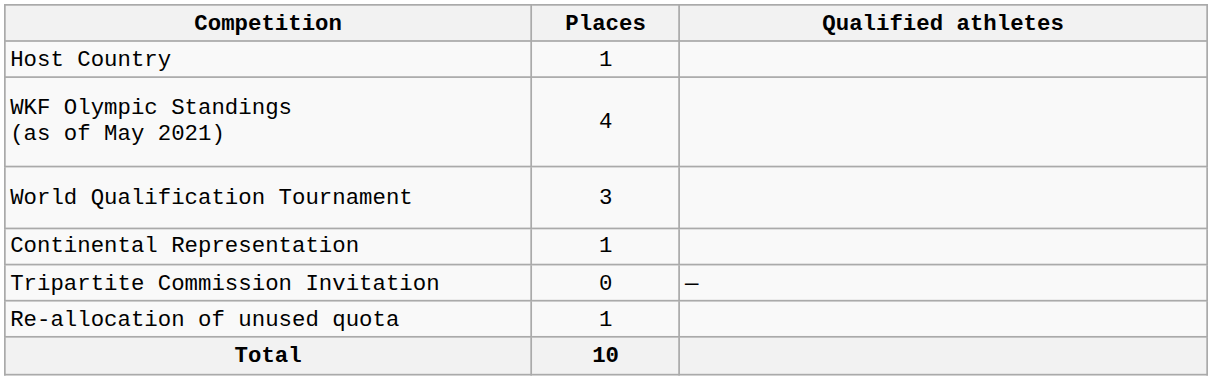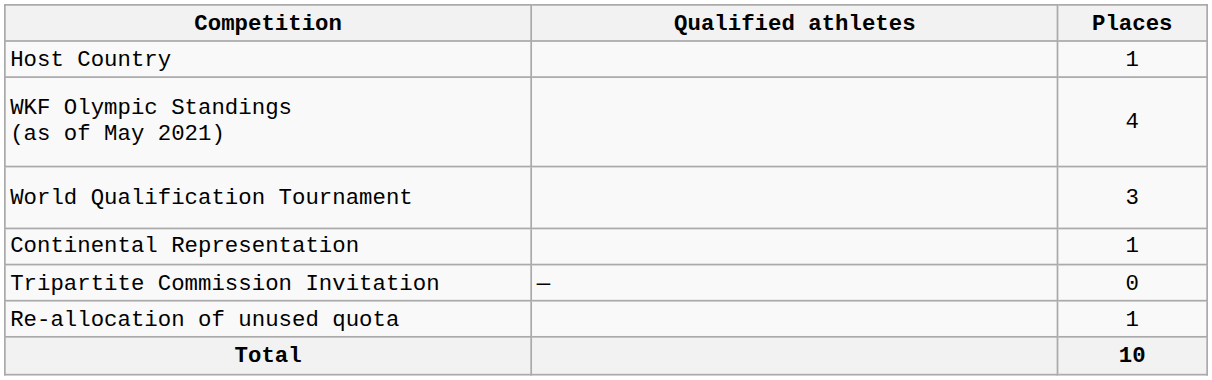columns swapped: (606, 23) <-> (943, 23)
